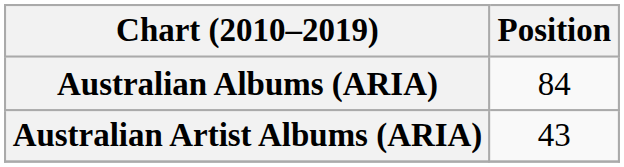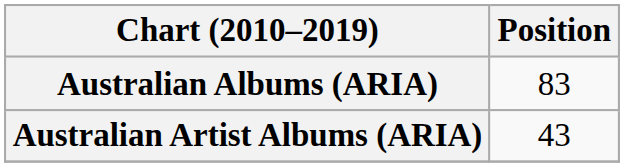(554, 82) 84 -> (554, 82) 83
